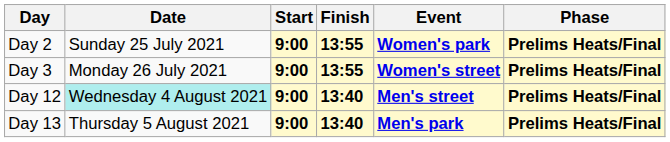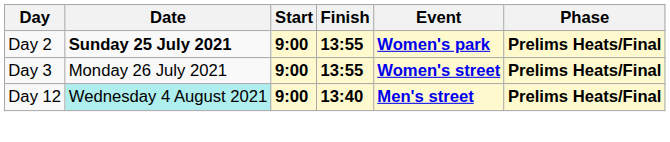(146, 44) normal -> (150, 44) bold
- row: (35, 123)
